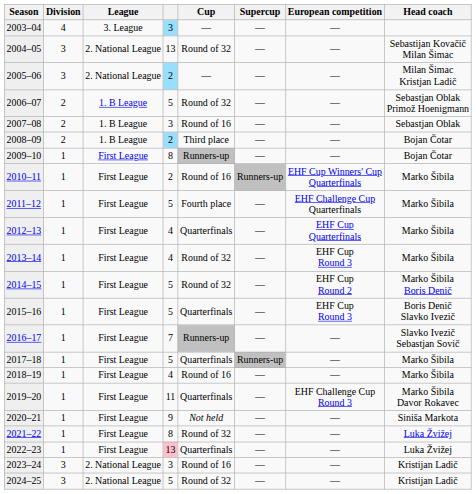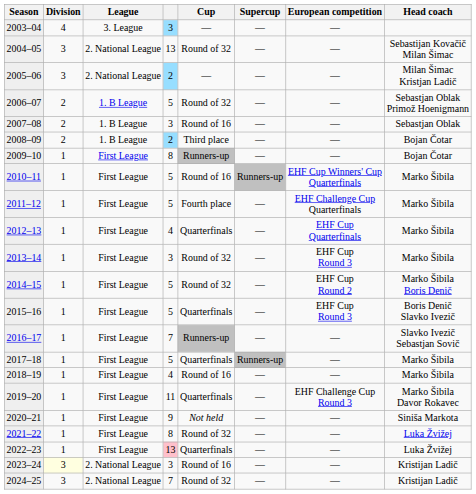(170, 177) 2 -> (170, 177) 5
(170, 257) 4 -> (170, 257) 3
(63, 465) no background -> (63, 465) lightyellow background
(170, 481) 5 -> (170, 481) 7
